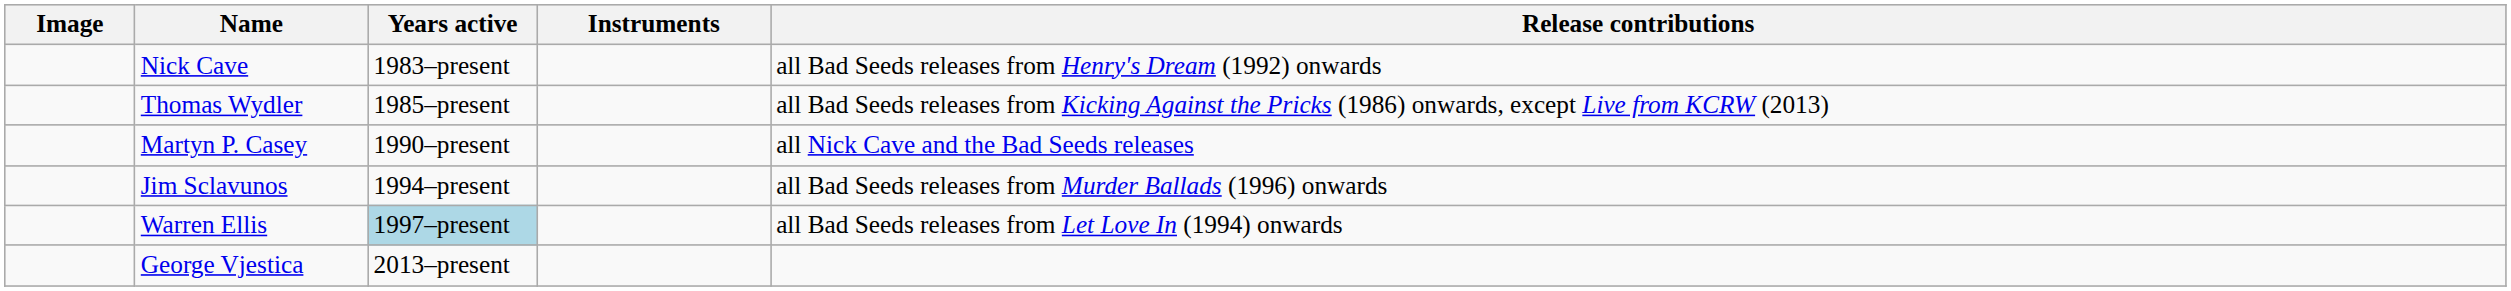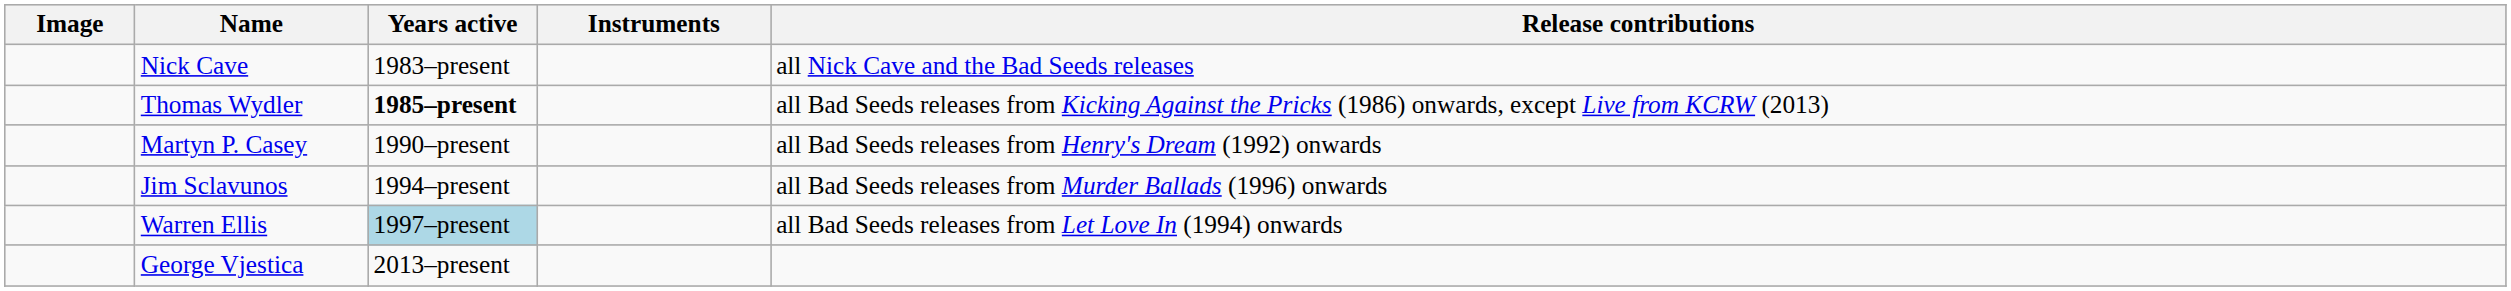(1079, 64) all Bad Seeds releases from Henry's Dream (1992) onwards -> (985, 64) all Nick Cave and the Bad Seeds releases
(442, 104) normal -> (445, 104) bold
(985, 144) all Nick Cave and the Bad Seeds releases -> (1079, 144) all Bad Seeds releases from Henry's Dream (1992) onwards
